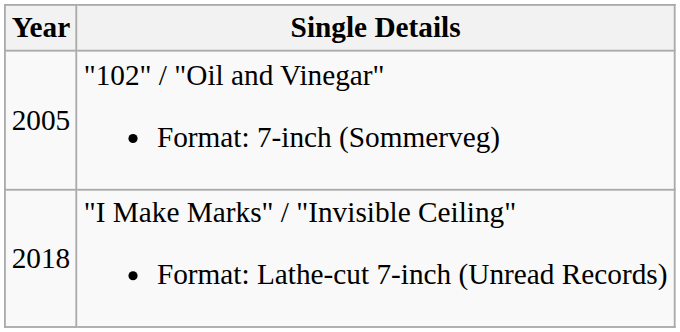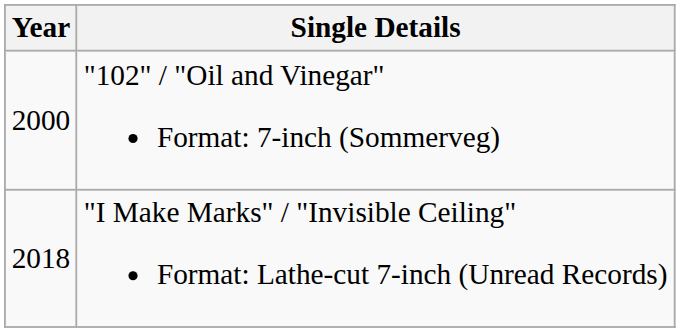(41, 119) 2005 -> (41, 119) 2000
